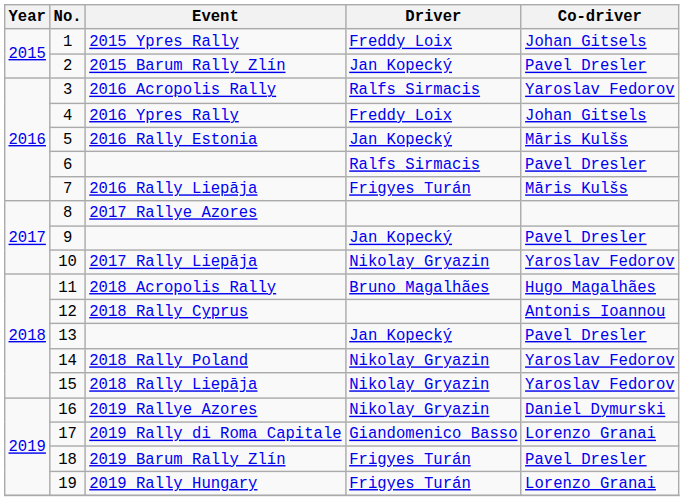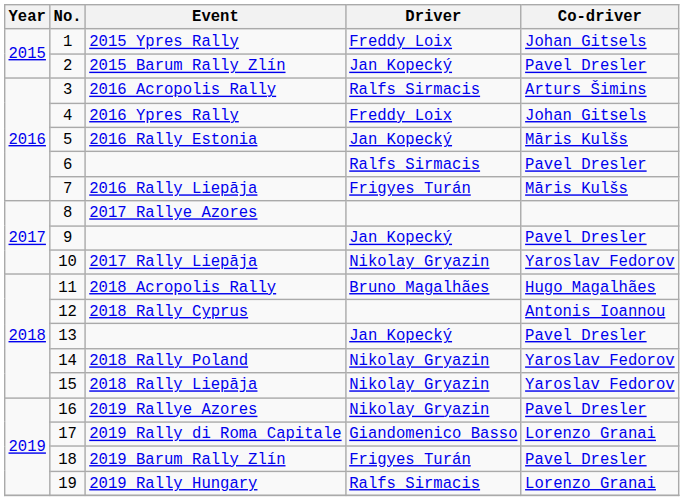(600, 91) Yaroslav Fedorov -> (586, 91) Arturs Šimins
(595, 410) Daniel Dymurski -> (586, 410) Pavel Dresler
(410, 483) Frigyes Turán -> (415, 483) Ralfs Sirmacis
